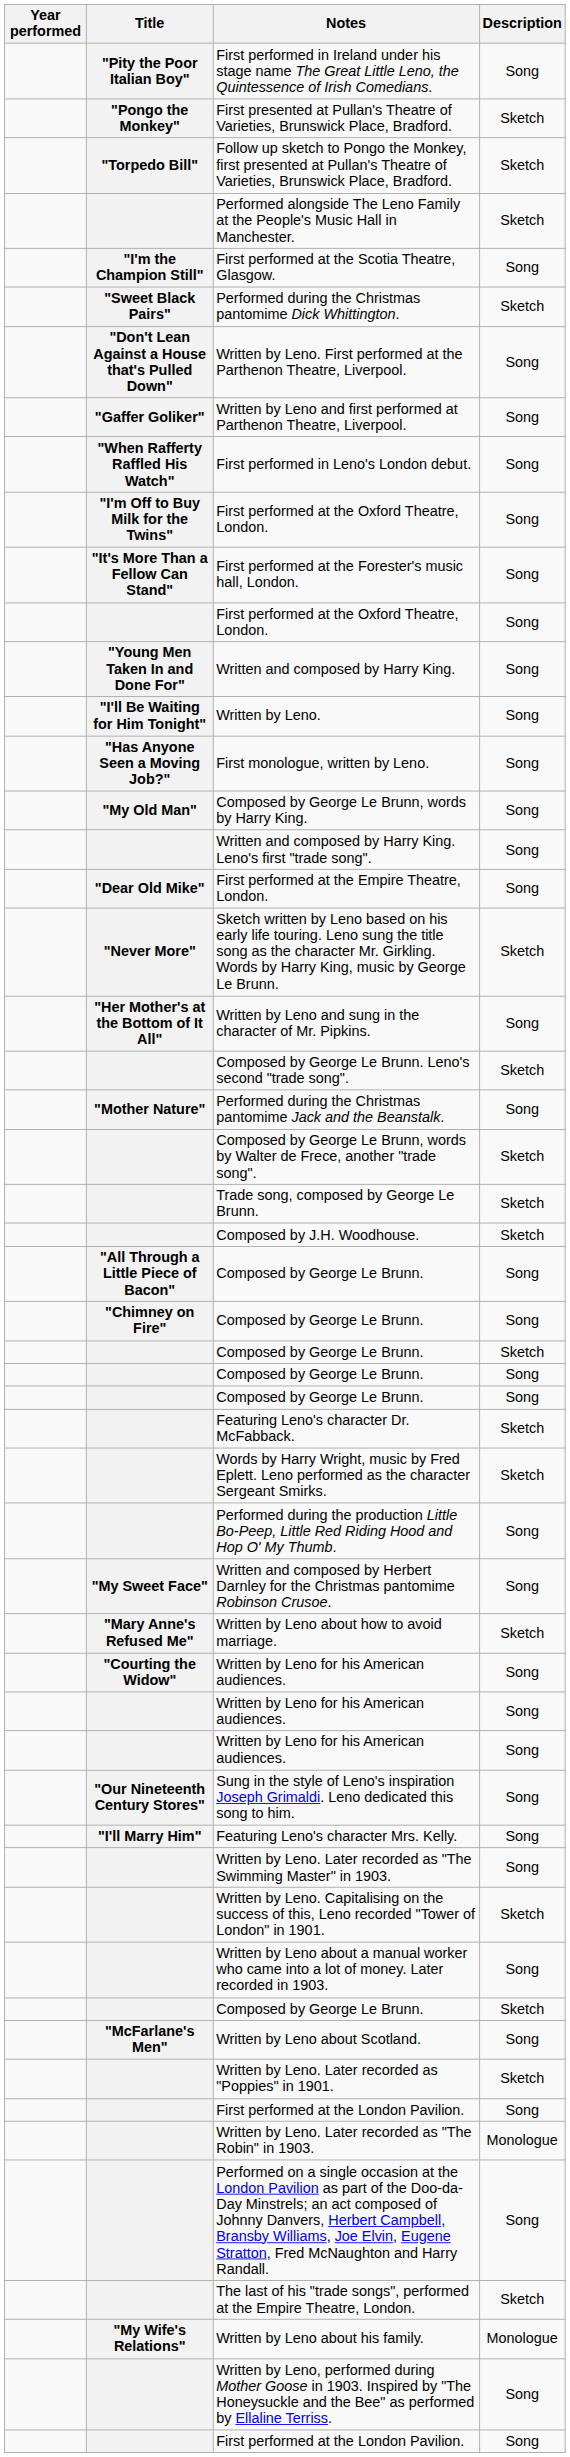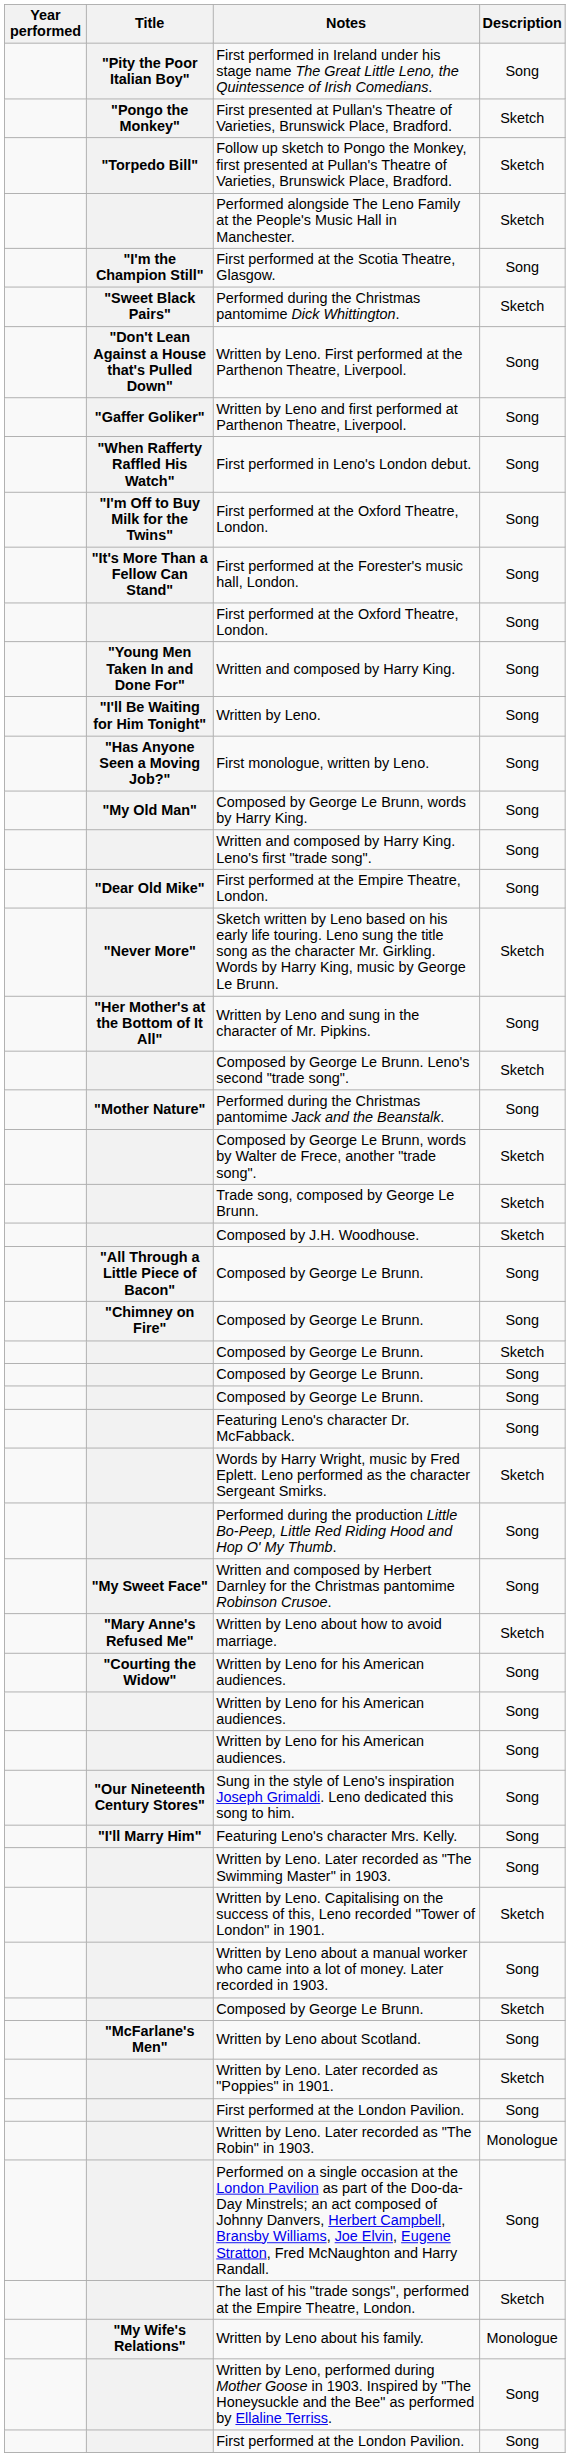(522, 1428) Sketch -> (522, 1428) Song
